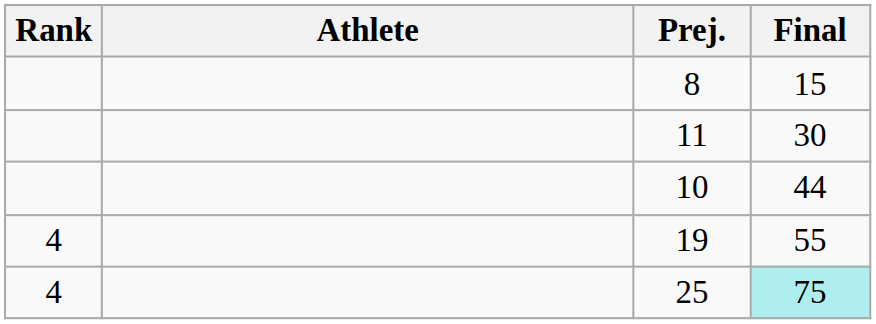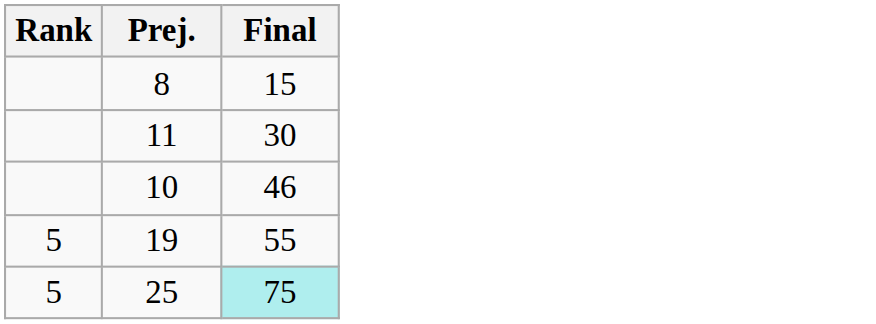- column: (368, 30)
(810, 187) 44 -> (280, 187) 46
(54, 239) 4 -> (54, 239) 5
(54, 291) 4 -> (54, 291) 5
